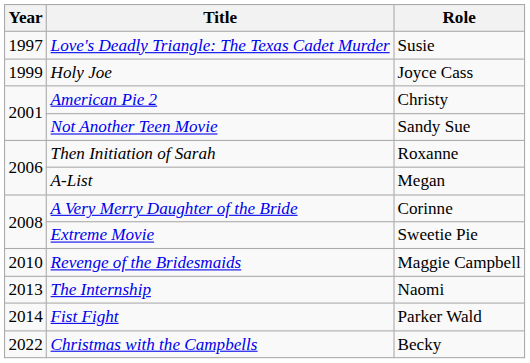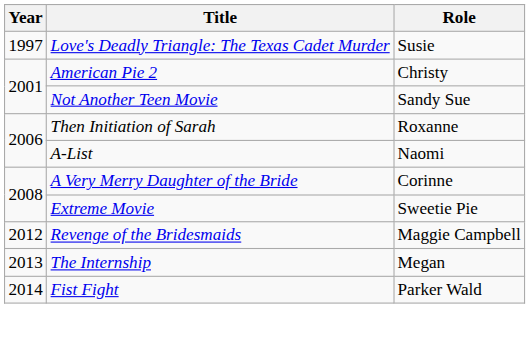- row: (81, 72)
(421, 180) Megan -> (421, 153) Naomi
(26, 262) 2010 -> (26, 235) 2012
(421, 289) Naomi -> (421, 262) Megan
- row: (154, 343)
